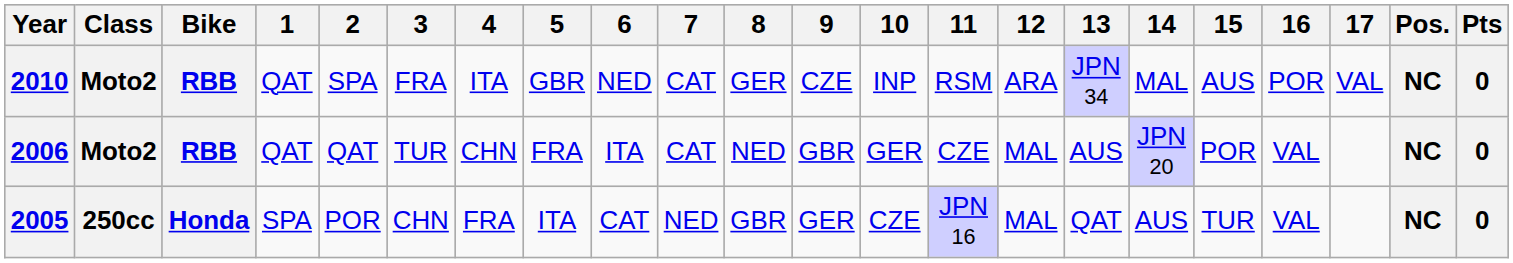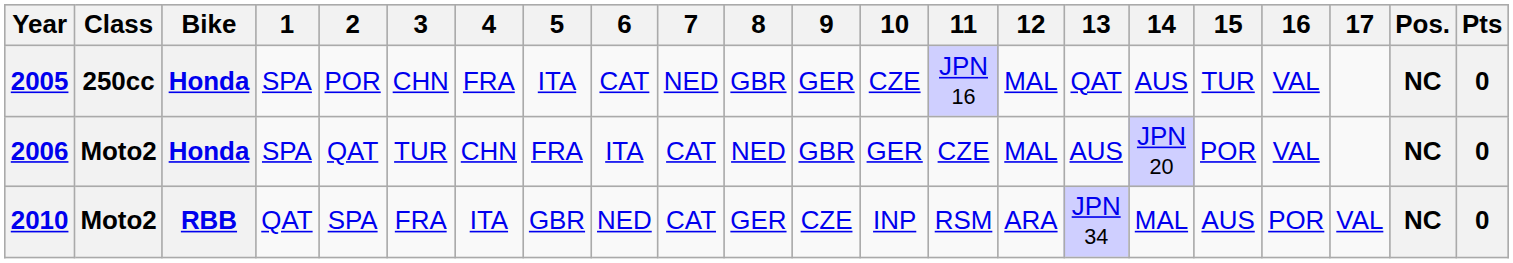rows swapped: (40, 221) <-> (40, 80)
(209, 151) RBB -> (209, 151) Honda
(287, 151) QAT -> (287, 151) SPA
